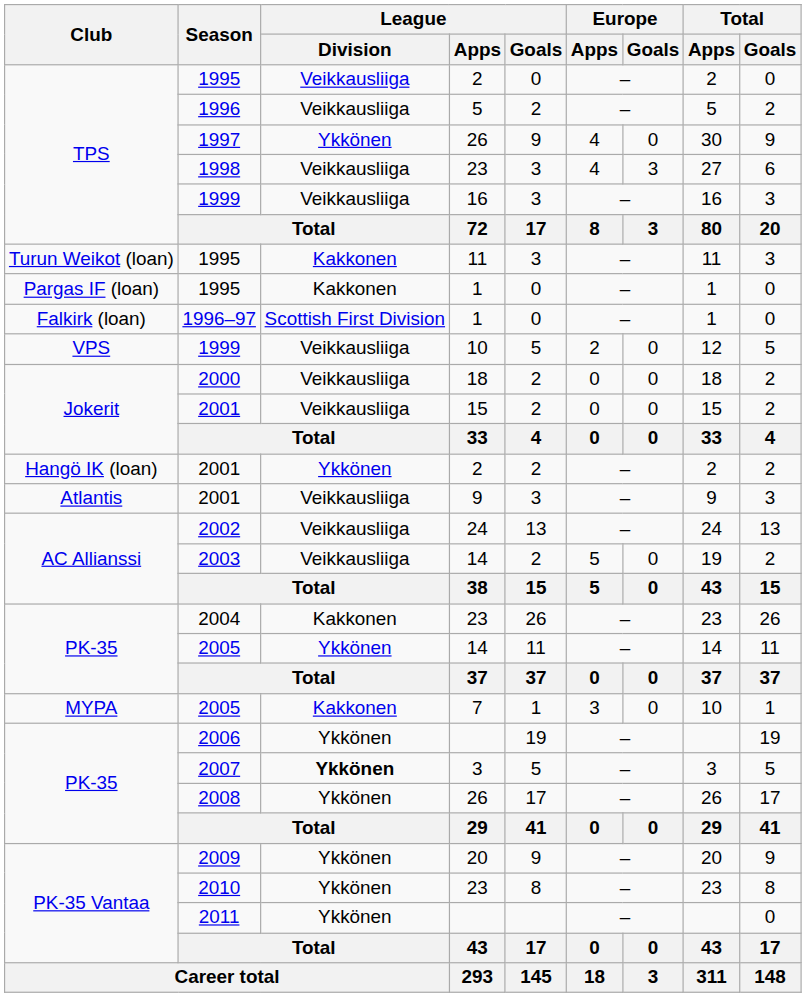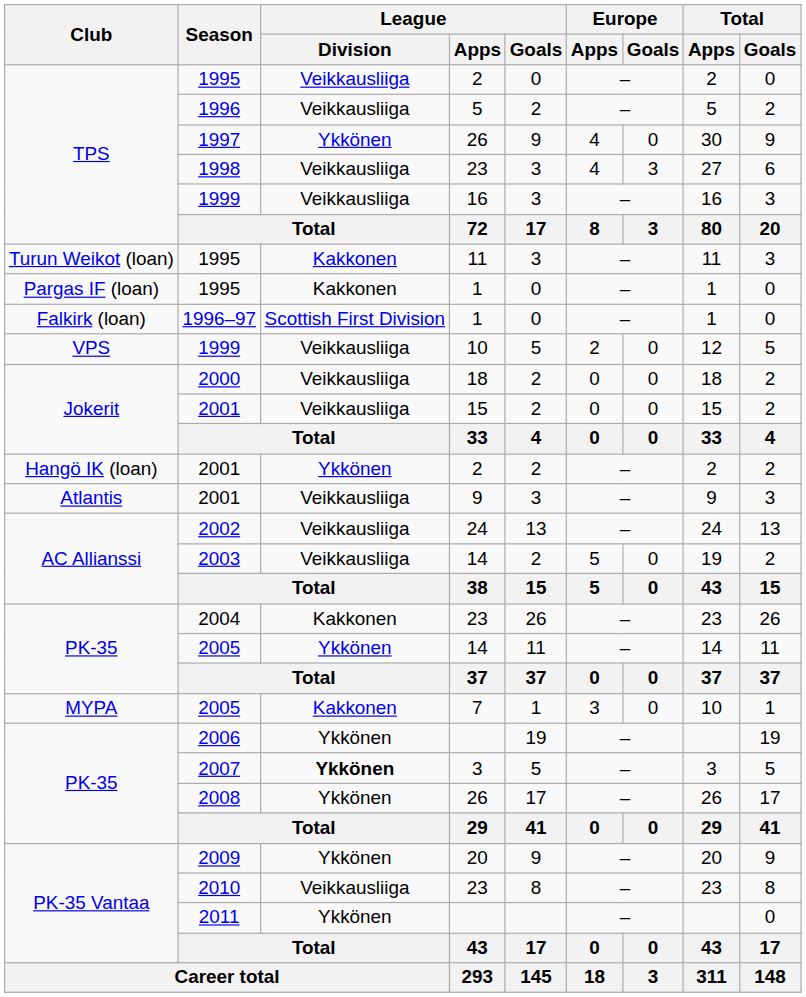(355, 887) Ykkönen -> (355, 887) Veikkausliiga
